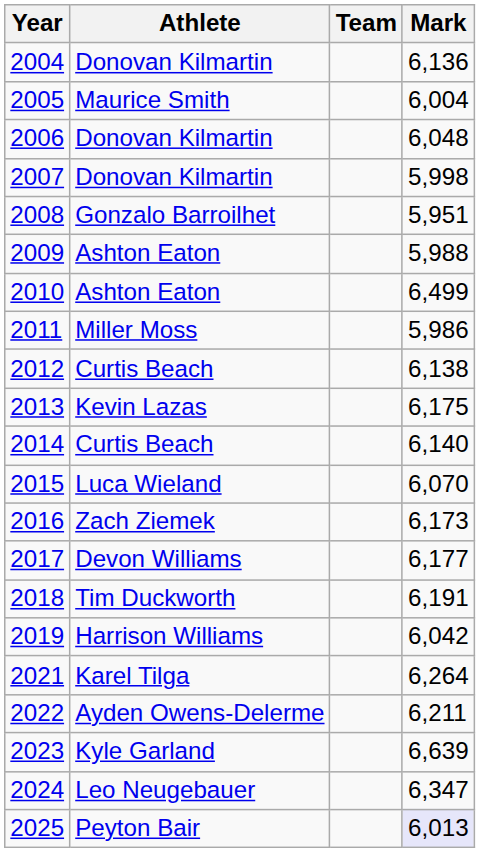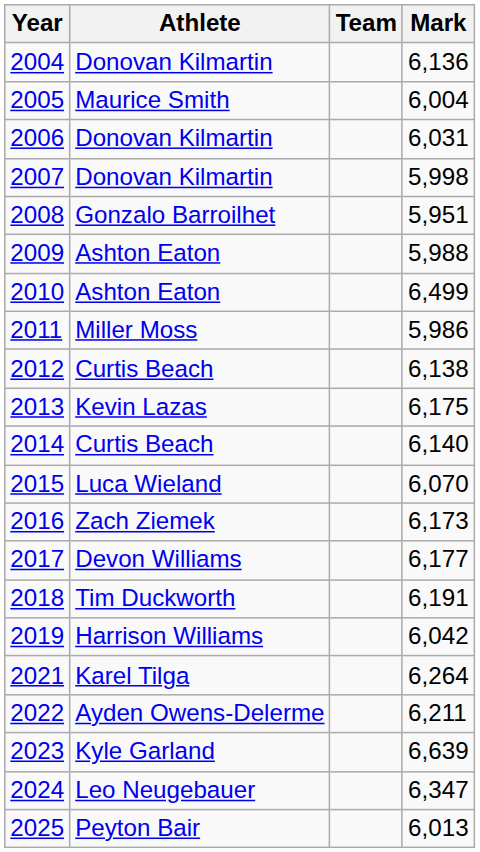(438, 138) 6,048 -> (438, 138) 6,031
(438, 828) lavender background -> (438, 828) no background
